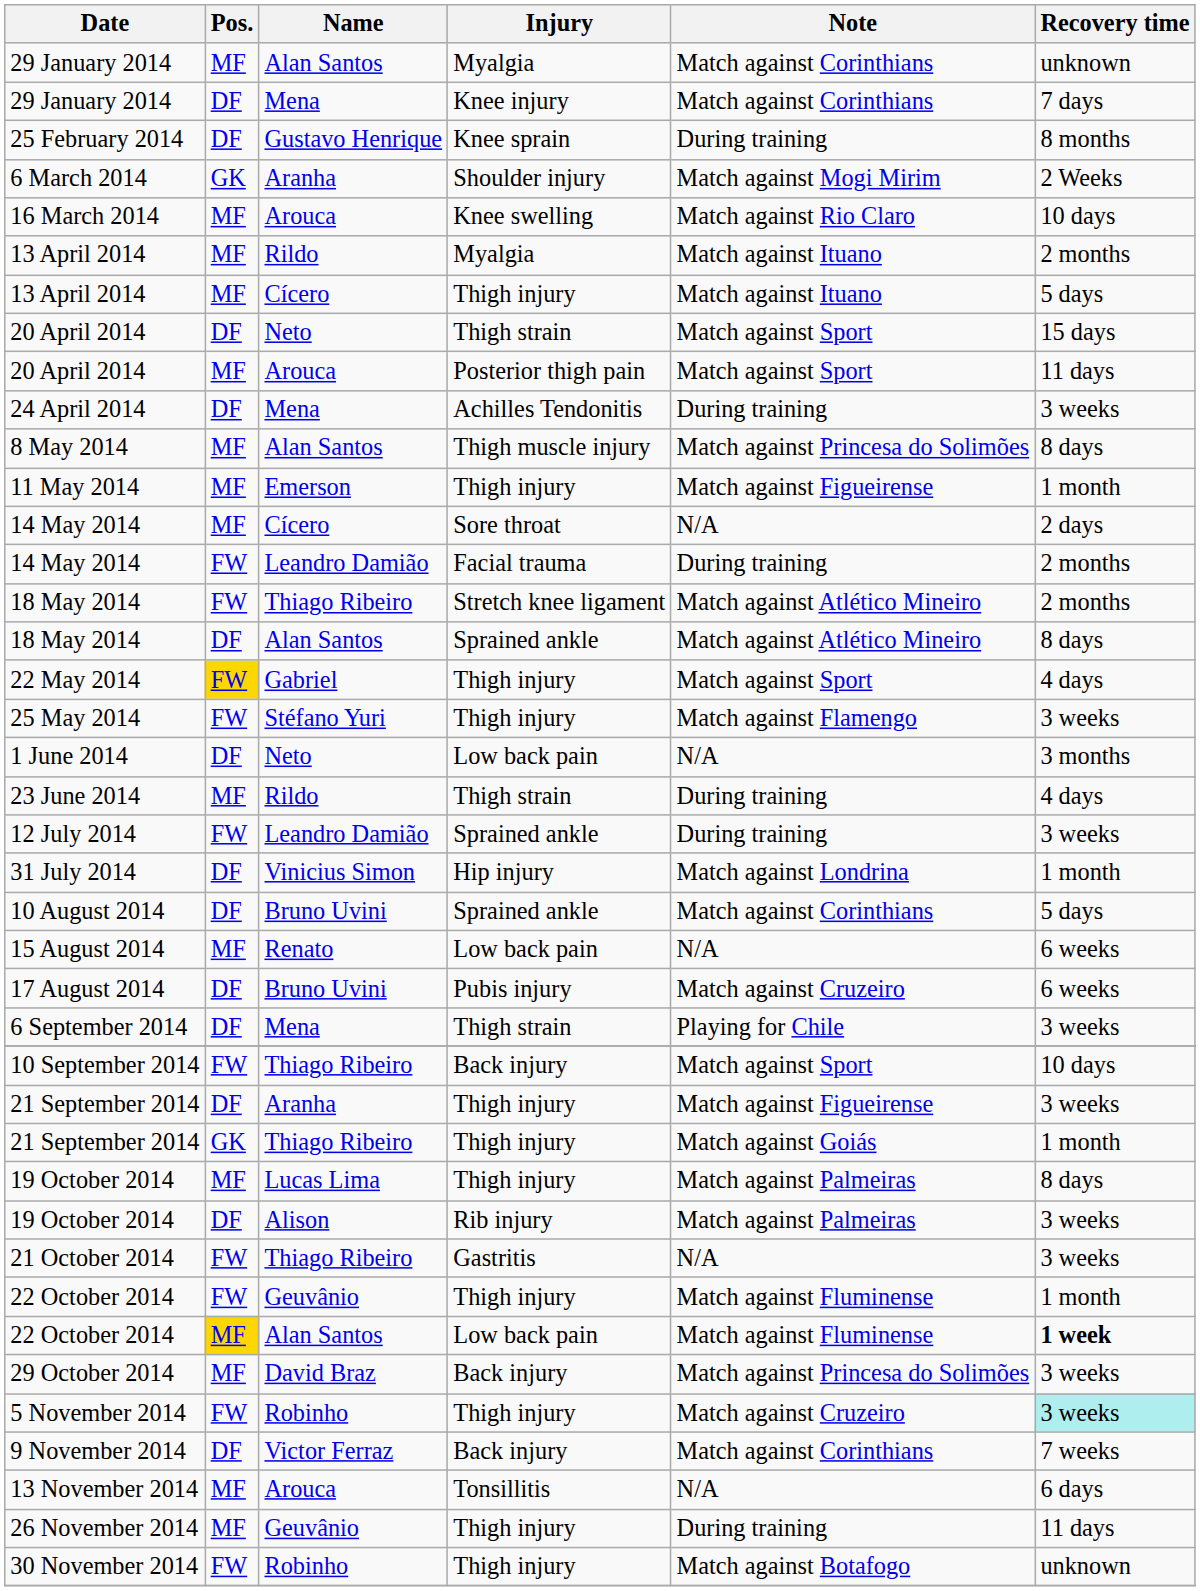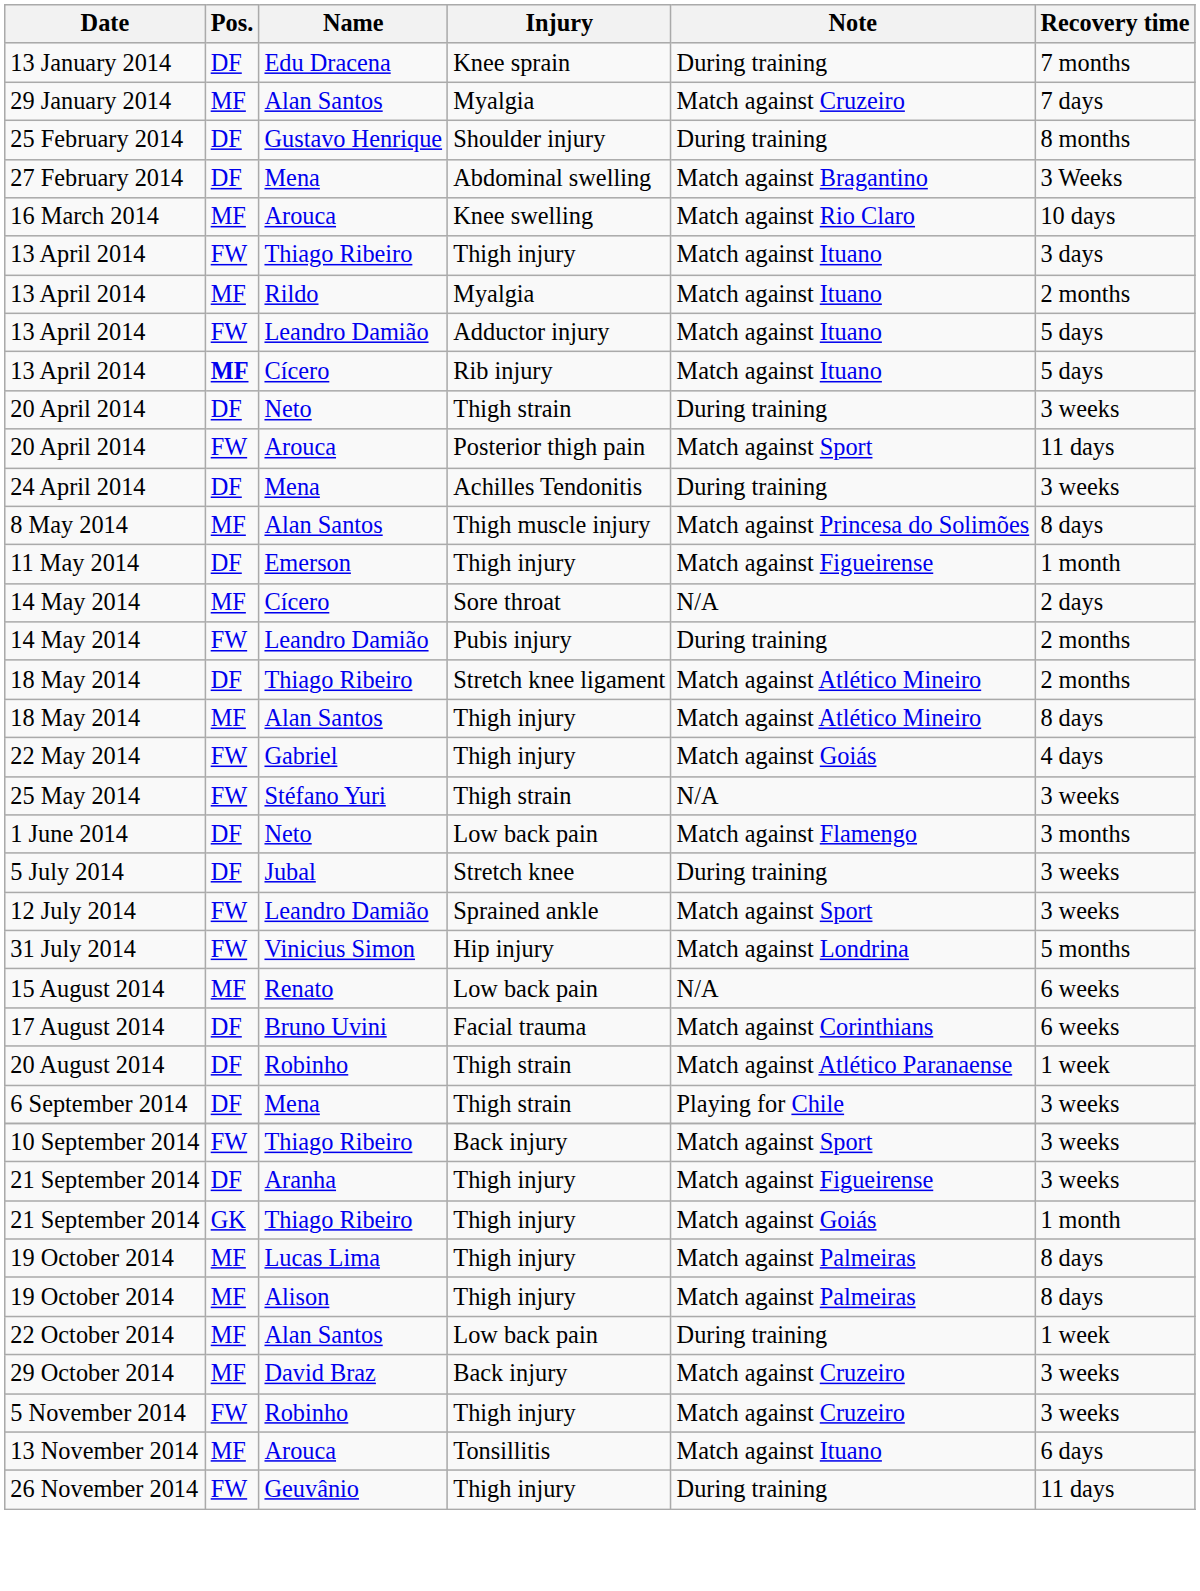+ row: (91, 62)
(805, 62) Match against Corinthians -> (791, 100) Match against Cruzeiro
(1086, 62) unknown -> (1072, 100) 7 days
- row: (91, 100)
(512, 139) Knee sprain -> (529, 139) Shoulder injury
+ row: (97, 178)
- row: (79, 178)
+ row: (78, 255)
+ row: (78, 332)
(228, 293) normal -> (230, 370) bold
(514, 293) Thigh injury -> (503, 370) Rib injury
(775, 332) Match against Sport -> (752, 409) During training
(1078, 332) 15 days -> (1080, 409) 3 weeks
(228, 370) MF -> (229, 448) FW
(228, 486) MF -> (226, 563) DF
(520, 563) Facial trauma -> (512, 640) Pubis injury
(229, 602) FW -> (226, 679) DF
(226, 640) DF -> (228, 718) MF
(526, 640) Sprained ankle -> (514, 718) Thigh injury
(229, 679) gold background -> (229, 756) no background
(775, 679) Match against Sport -> (777, 756) Match against Goiás
(514, 718) Thigh injury -> (512, 795) Thigh strain
(797, 718) Match against Flamengo -> (698, 795) N/A
(698, 756) N/A -> (797, 833) Match against Flamengo
- row: (75, 795)
+ row: (67, 872)
(752, 833) During training -> (775, 910) Match against Sport
(226, 872) DF -> (229, 949) FW
(1081, 872) 1 month -> (1085, 949) 5 months
- row: (87, 910)
(512, 988) Pubis injury -> (520, 1026) Facial trauma
(791, 988) Match against Cruzeiro -> (805, 1026) Match against Corinthians
+ row: (87, 1065)
(1078, 1065) 10 days -> (1080, 1142) 3 weeks
(226, 1219) DF -> (228, 1296) MF
(503, 1219) Rib injury -> (514, 1296) Thigh injury
(1080, 1219) 3 weeks -> (1072, 1296) 8 days
- row: (92, 1258)
- row: (92, 1296)
(228, 1335) gold background -> (228, 1335) no background
(805, 1335) Match against Fluminense -> (752, 1335) During training
(1076, 1335) bold -> (1075, 1335) normal
(853, 1373) Match against Princesa do Solimões -> (791, 1373) Match against Cruzeiro
(1080, 1412) paleturquoise background -> (1080, 1412) no background
- row: (98, 1450)
(698, 1489) N/A -> (779, 1450) Match against Ituano
(228, 1528) MF -> (229, 1489) FW
- row: (104, 1566)
